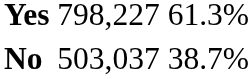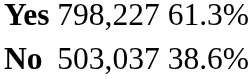(208, 58) 38.7% -> (208, 58) 38.6%
